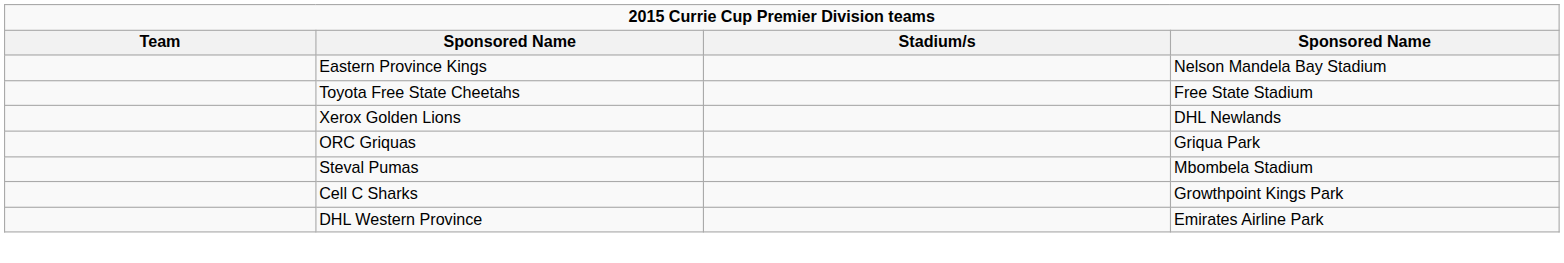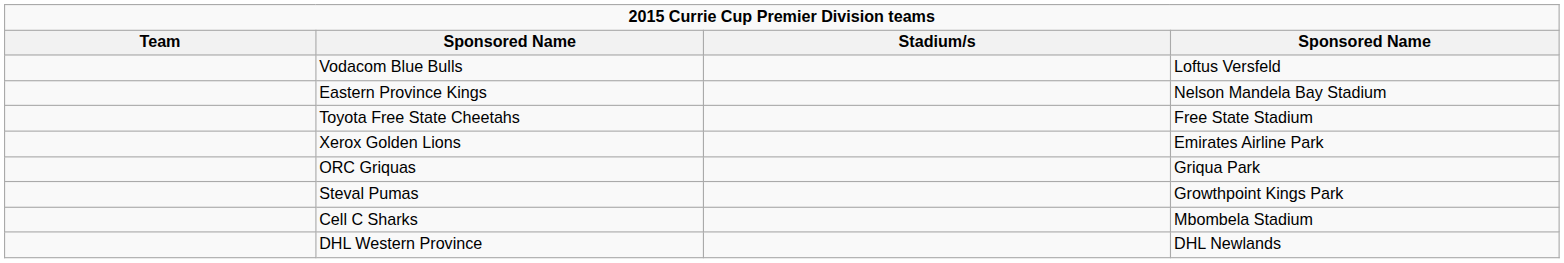+ row: (391, 67)
(1228, 118) DHL Newlands -> (1249, 143) Emirates Airline Park
(1243, 168) Mbombela Stadium -> (1259, 194) Growthpoint Kings Park
(1259, 194) Growthpoint Kings Park -> (1243, 219) Mbombela Stadium
(1249, 219) Emirates Airline Park -> (1228, 244) DHL Newlands
